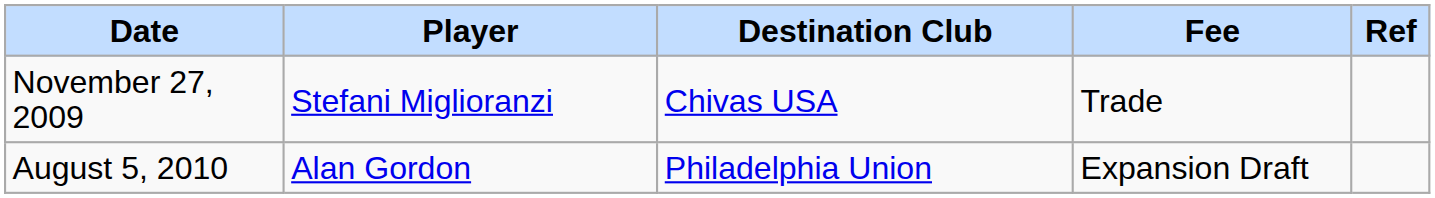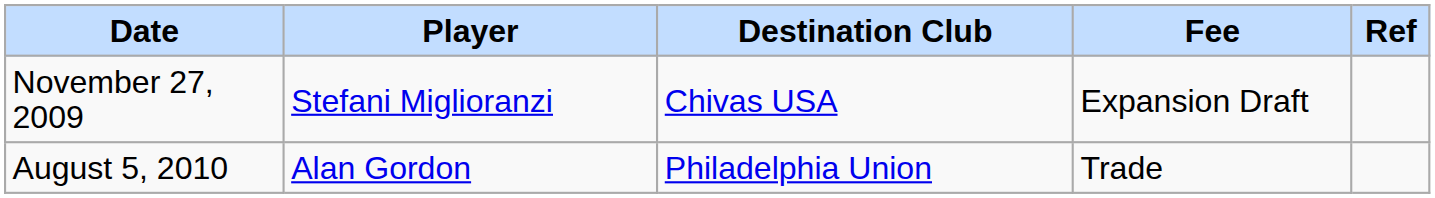(1122, 99) Trade -> (1195, 99) Expansion Draft
(1195, 168) Expansion Draft -> (1122, 168) Trade
